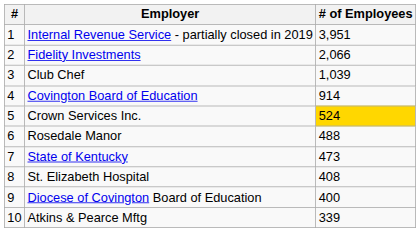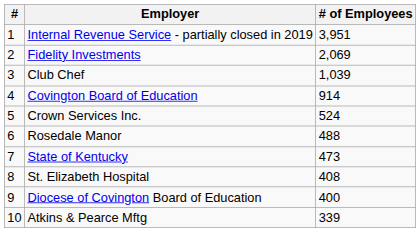(335, 55) 2,066 -> (335, 55) 2,069
(329, 116) gold background -> (329, 116) no background
